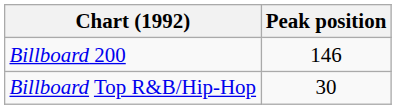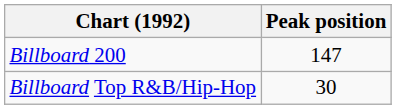(326, 54) 146 -> (326, 54) 147
